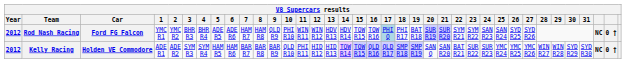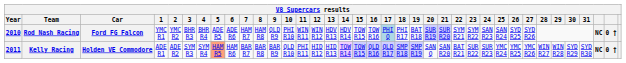(13, 33) 2012 -> (13, 33) 2010
(13, 49) 2012 -> (13, 49) 2011
(218, 49) no background -> (218, 49) lightsalmon background
